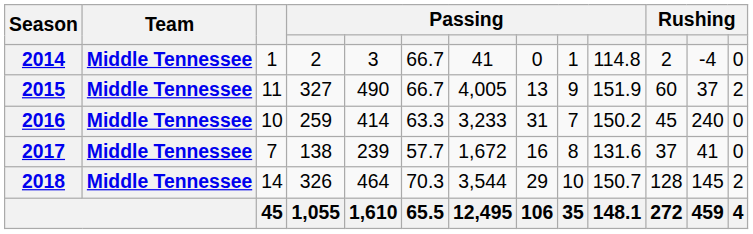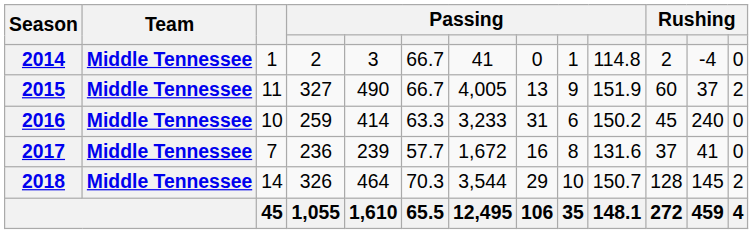(573, 120) 7 -> (573, 120) 6
(316, 151) 138 -> (316, 151) 236
